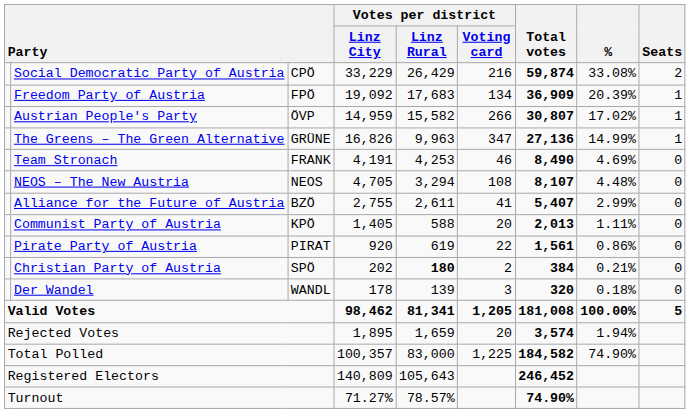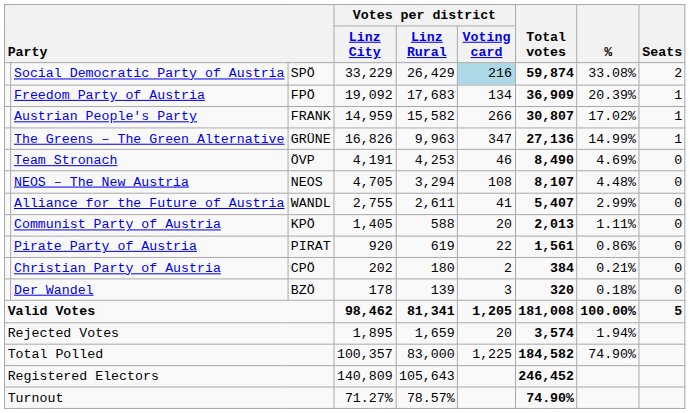(303, 74) CPÖ -> (303, 74) SPÖ
(500, 74) no background -> (500, 74) lightblue background
(303, 117) ÖVP -> (311, 117) FRANK
(311, 160) FRANK -> (303, 160) ÖVP
(303, 204) BZÖ -> (311, 204) WANDL
(303, 268) SPÖ -> (303, 268) CPÖ
(443, 268) bold -> (443, 268) normal
(311, 290) WANDL -> (303, 290) BZÖ
